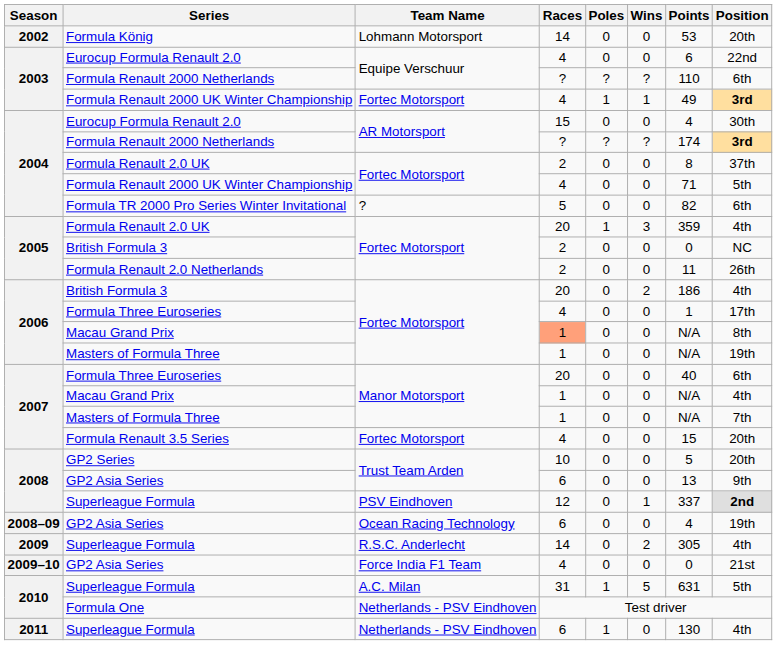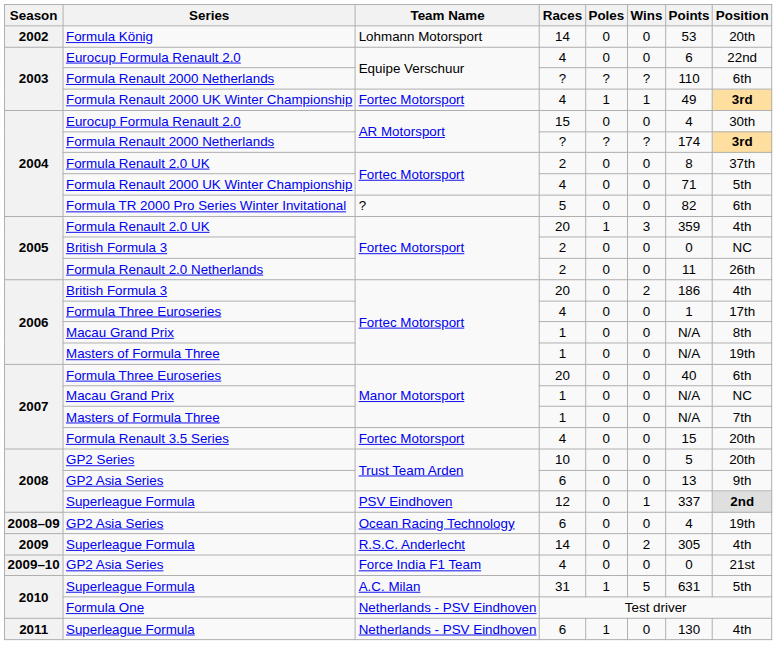(562, 333) lightsalmon background -> (562, 333) no background
(742, 396) 4th -> (742, 396) NC
